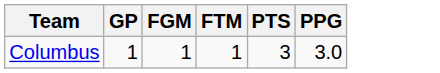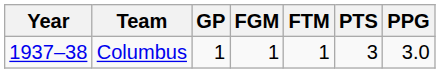+ column: (48, 21)
